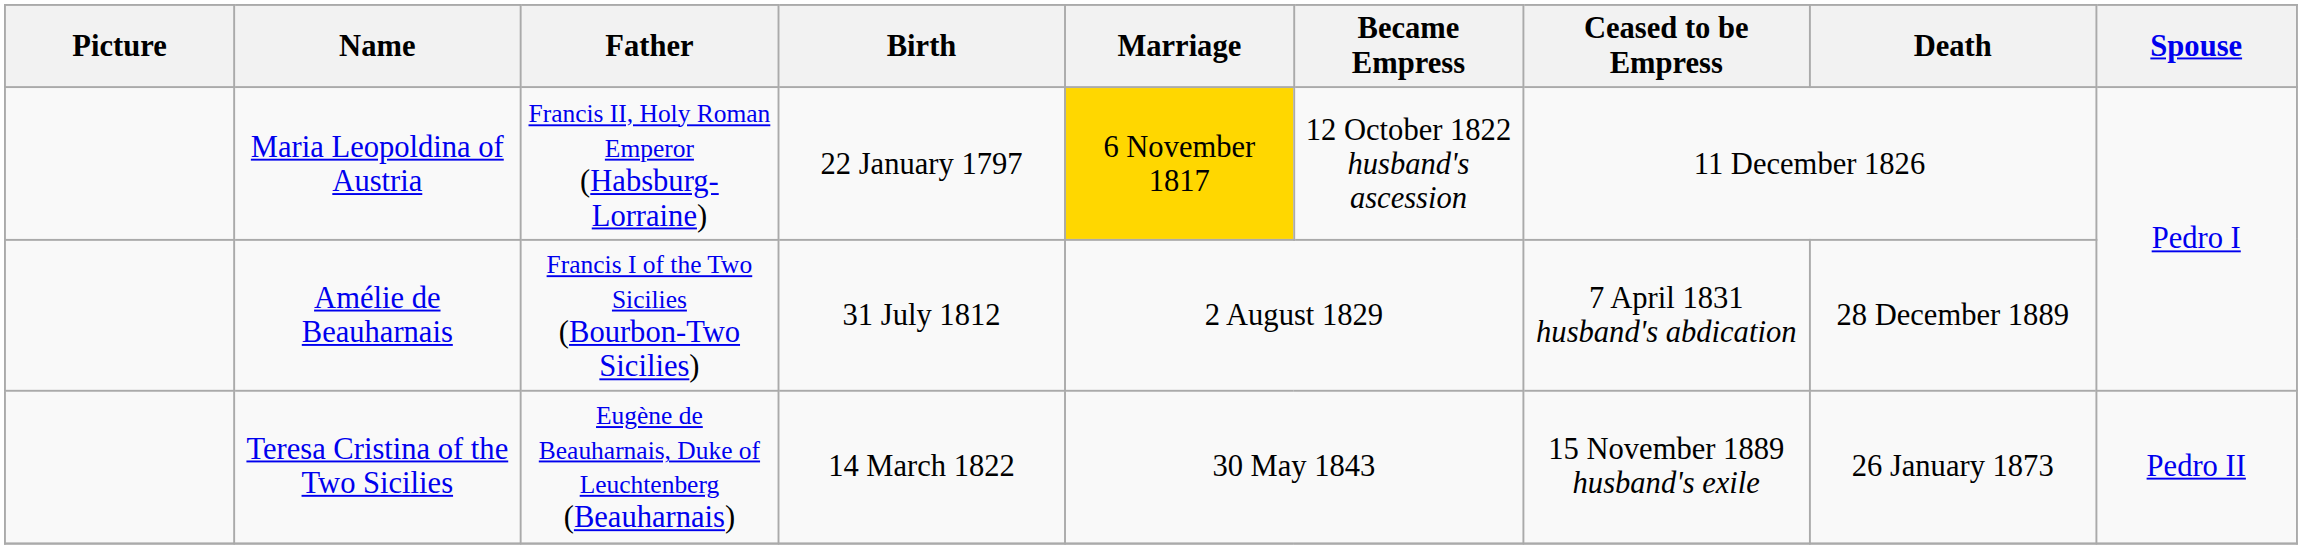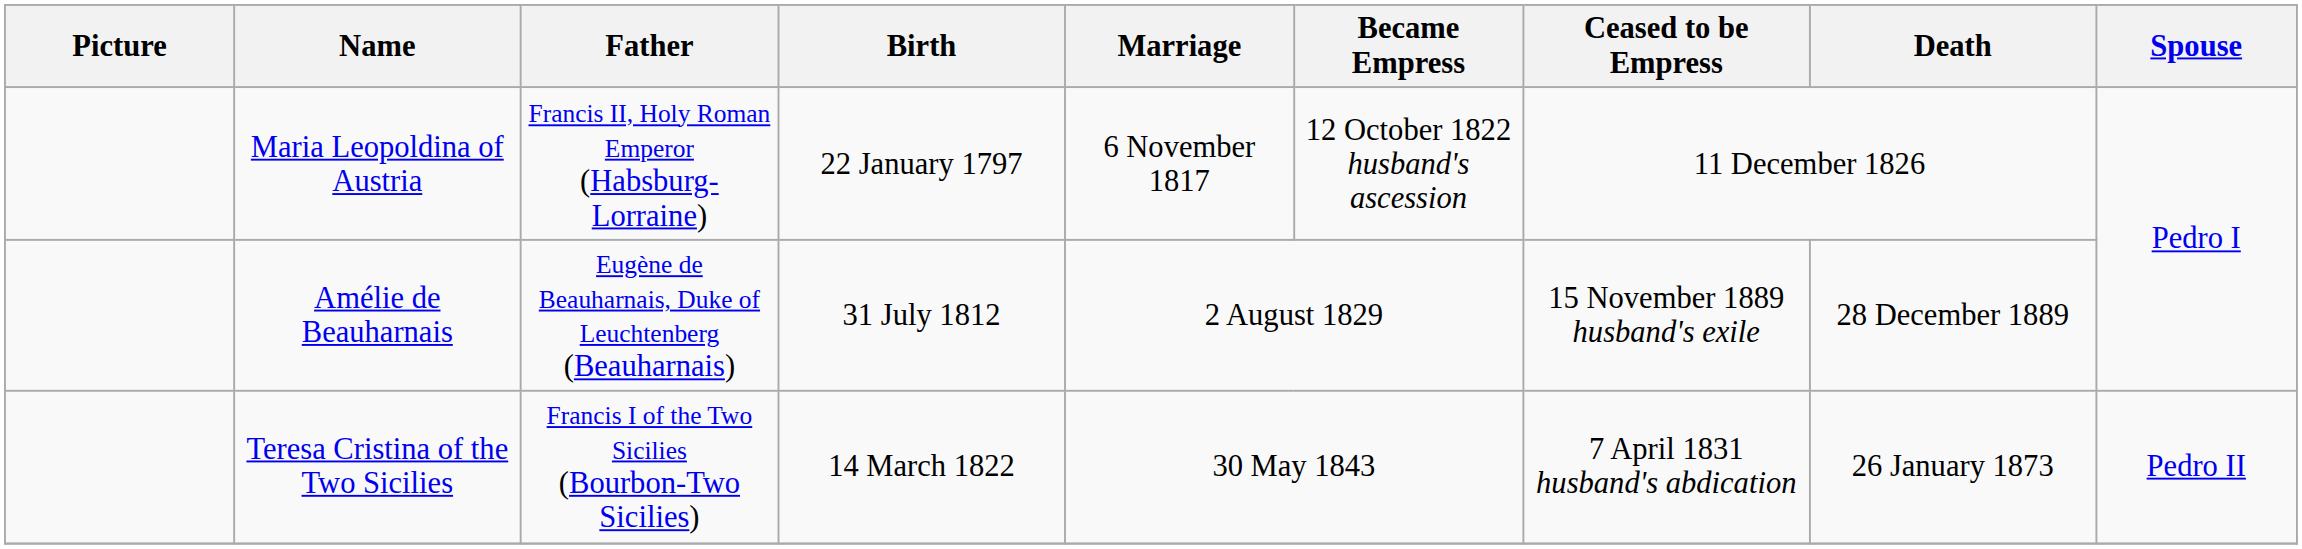(1179, 163) gold background -> (1179, 163) no background
(649, 316) Francis I of the Two Sicilies (Bourbon-Two Sicilies) -> (649, 316) Eugène de Beauharnais, Duke of Leuchtenberg (Beauharnais)
(1666, 314) 7 April 1831 husband's abdication -> (1666, 314) 15 November 1889 husband's exile
(649, 468) Eugène de Beauharnais, Duke of Leuchtenberg (Beauharnais) -> (649, 468) Francis I of the Two Sicilies (Bourbon-Two Sicilies)
(1666, 466) 15 November 1889 husband's exile -> (1666, 466) 7 April 1831 husband's abdication
